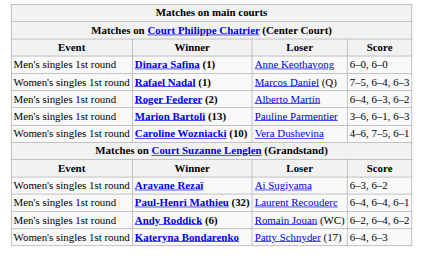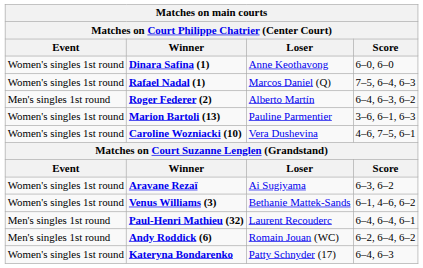(65, 64) Men's singles 1st round -> (66, 64) Women's singles 1st round
(65, 116) Men's singles 1st round -> (66, 116) Women's singles 1st round
+ row: (173, 202)
